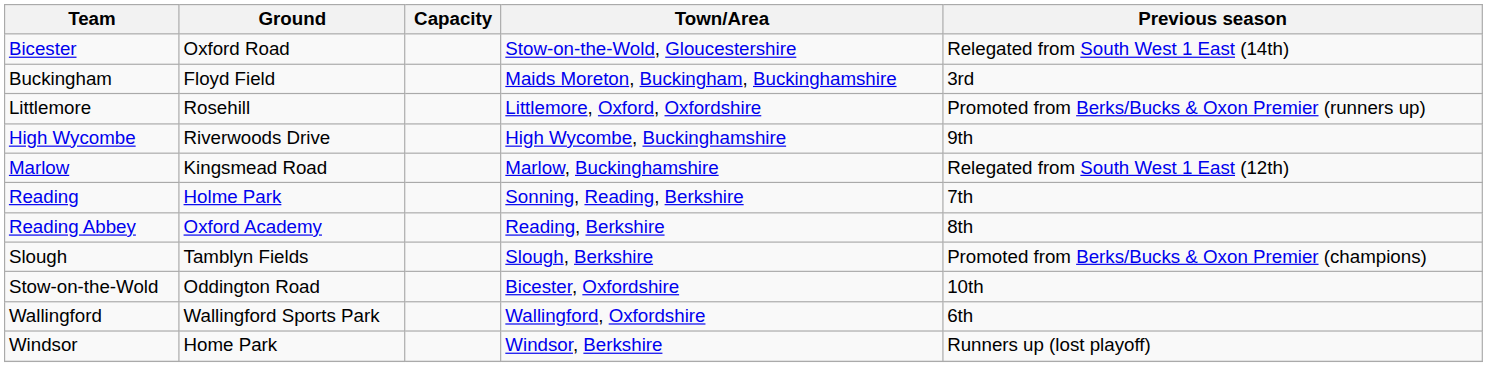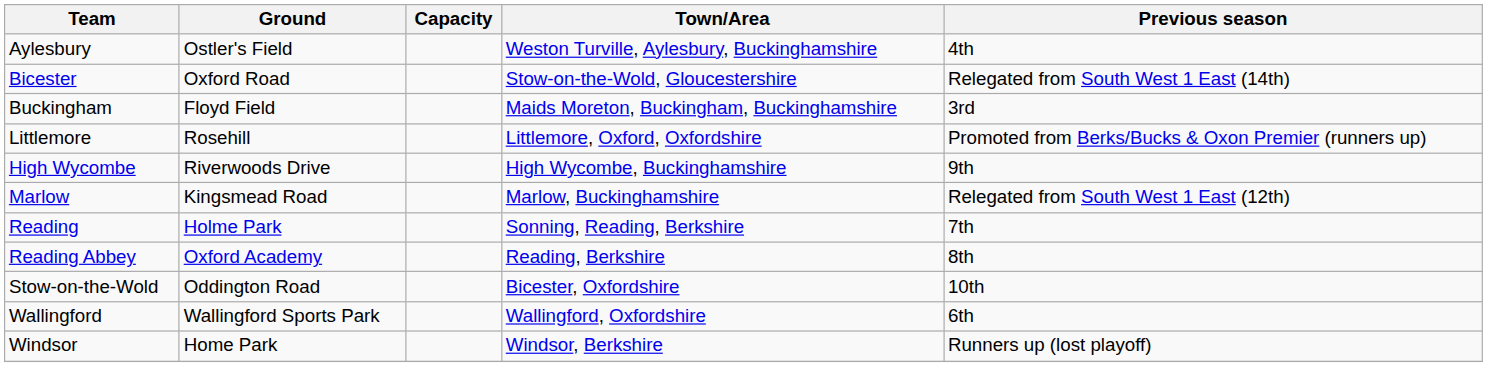+ row: (50, 49)
- row: (38, 256)
